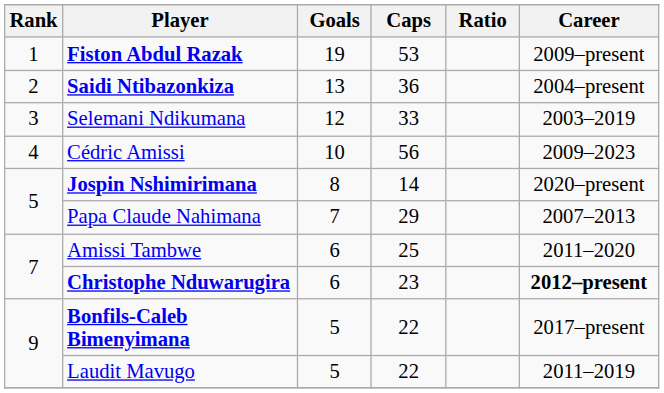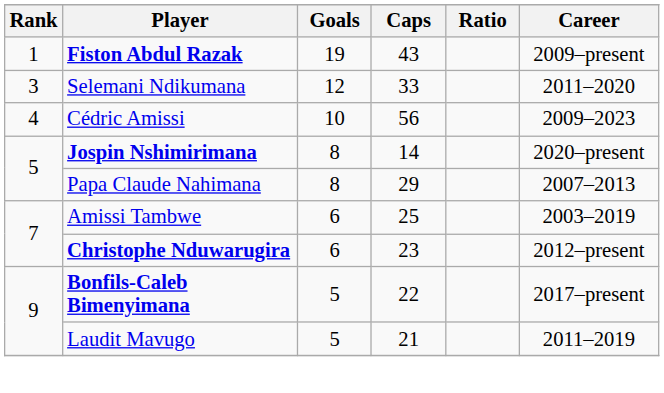(409, 53) 53 -> (409, 53) 43
- row: (151, 86)
(589, 119) 2003–2019 -> (589, 86) 2011–2020
(335, 217) 7 -> (335, 184) 8
(589, 250) 2011–2020 -> (589, 217) 2003–2019
(589, 282) bold -> (589, 250) normal
(409, 371) 22 -> (409, 338) 21
